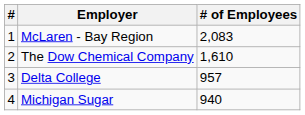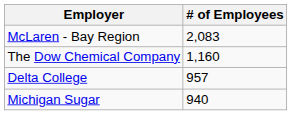- column: (11, 15)
(216, 57) 1,610 -> (203, 57) 1,160
